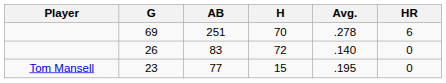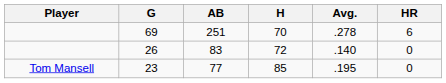(280, 68) 15 -> (280, 68) 85
